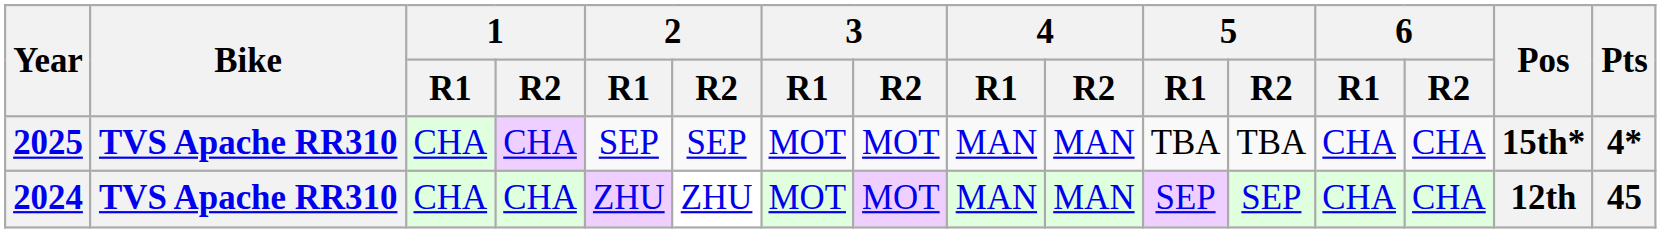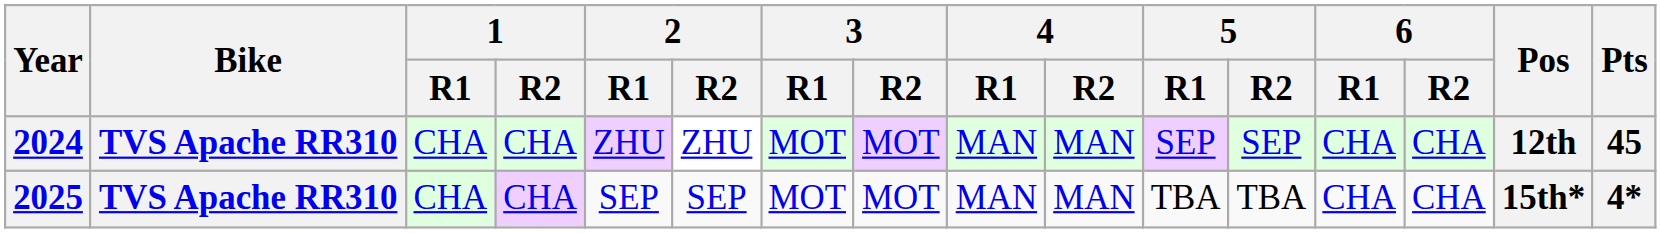rows swapped: (48, 198) <-> (48, 142)
